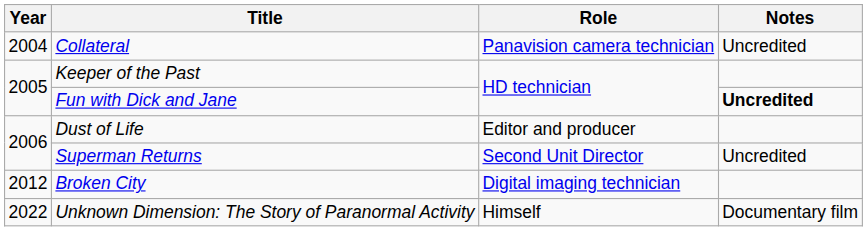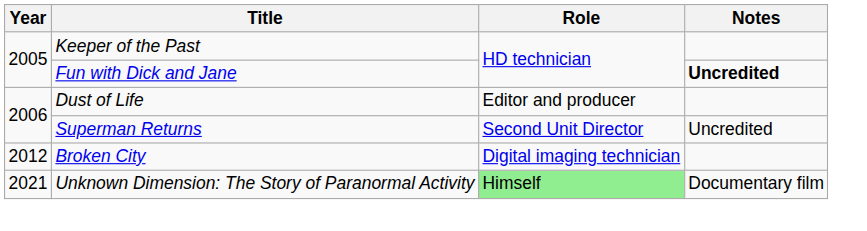- row: (92, 45)
(28, 211) 2022 -> (28, 184) 2021
(512, 211) no background -> (512, 184) lightgreen background
